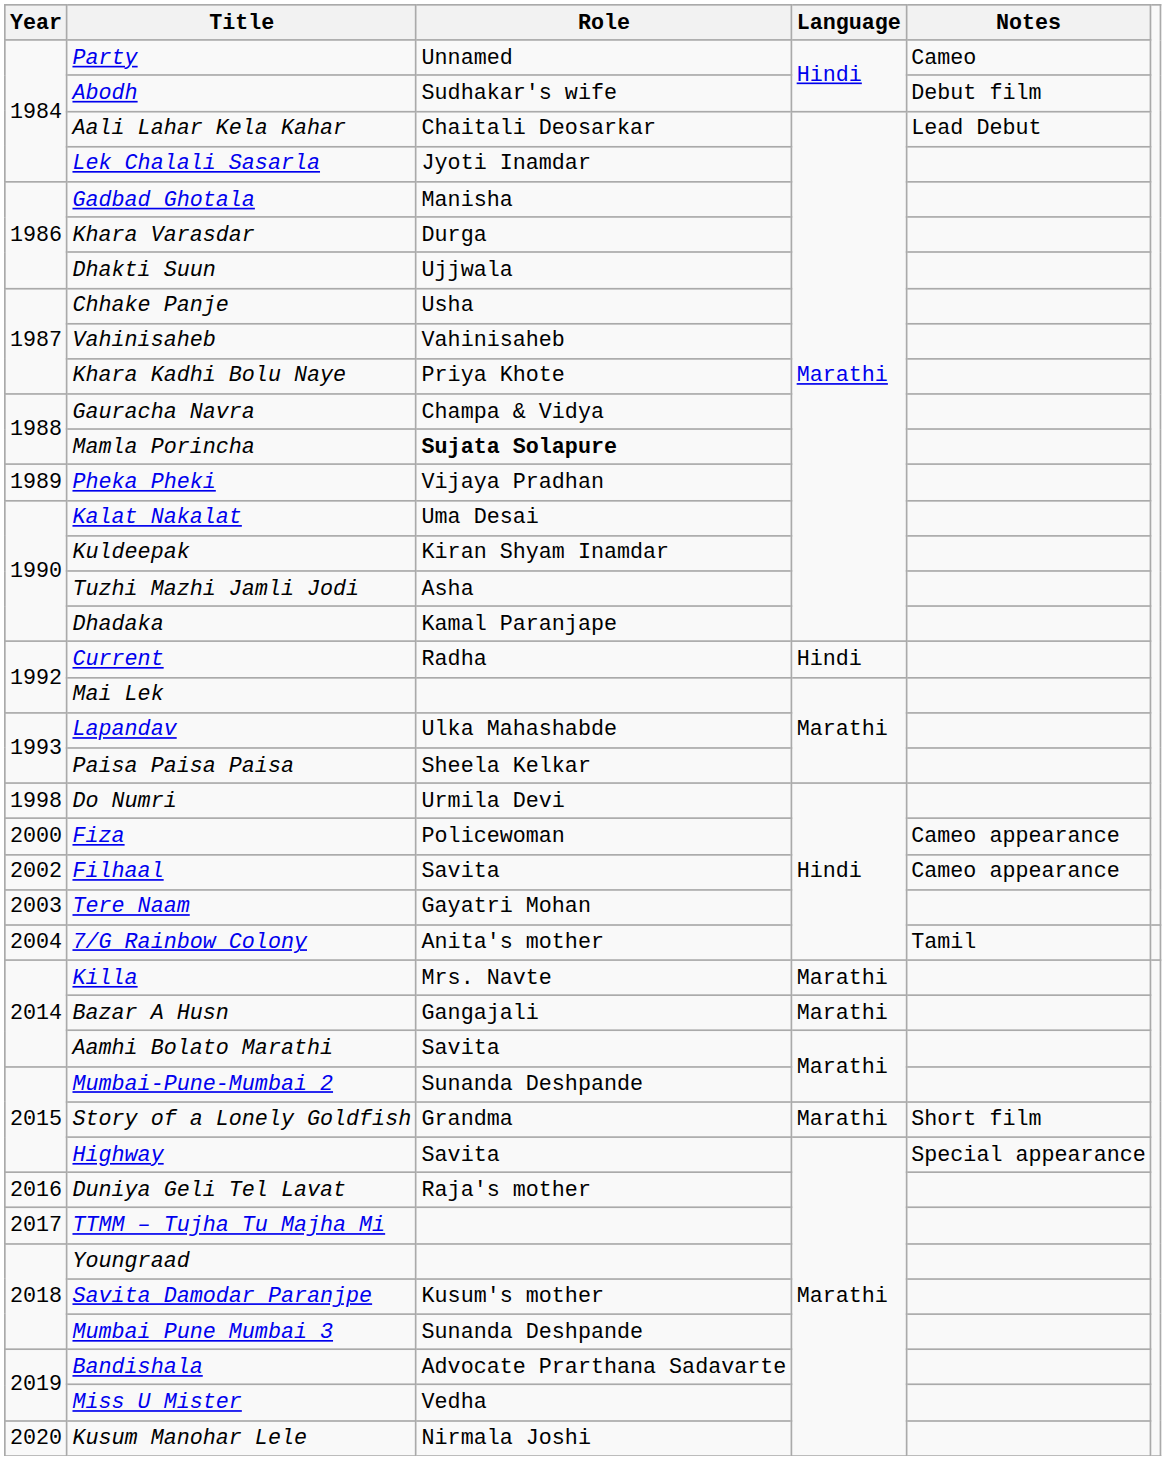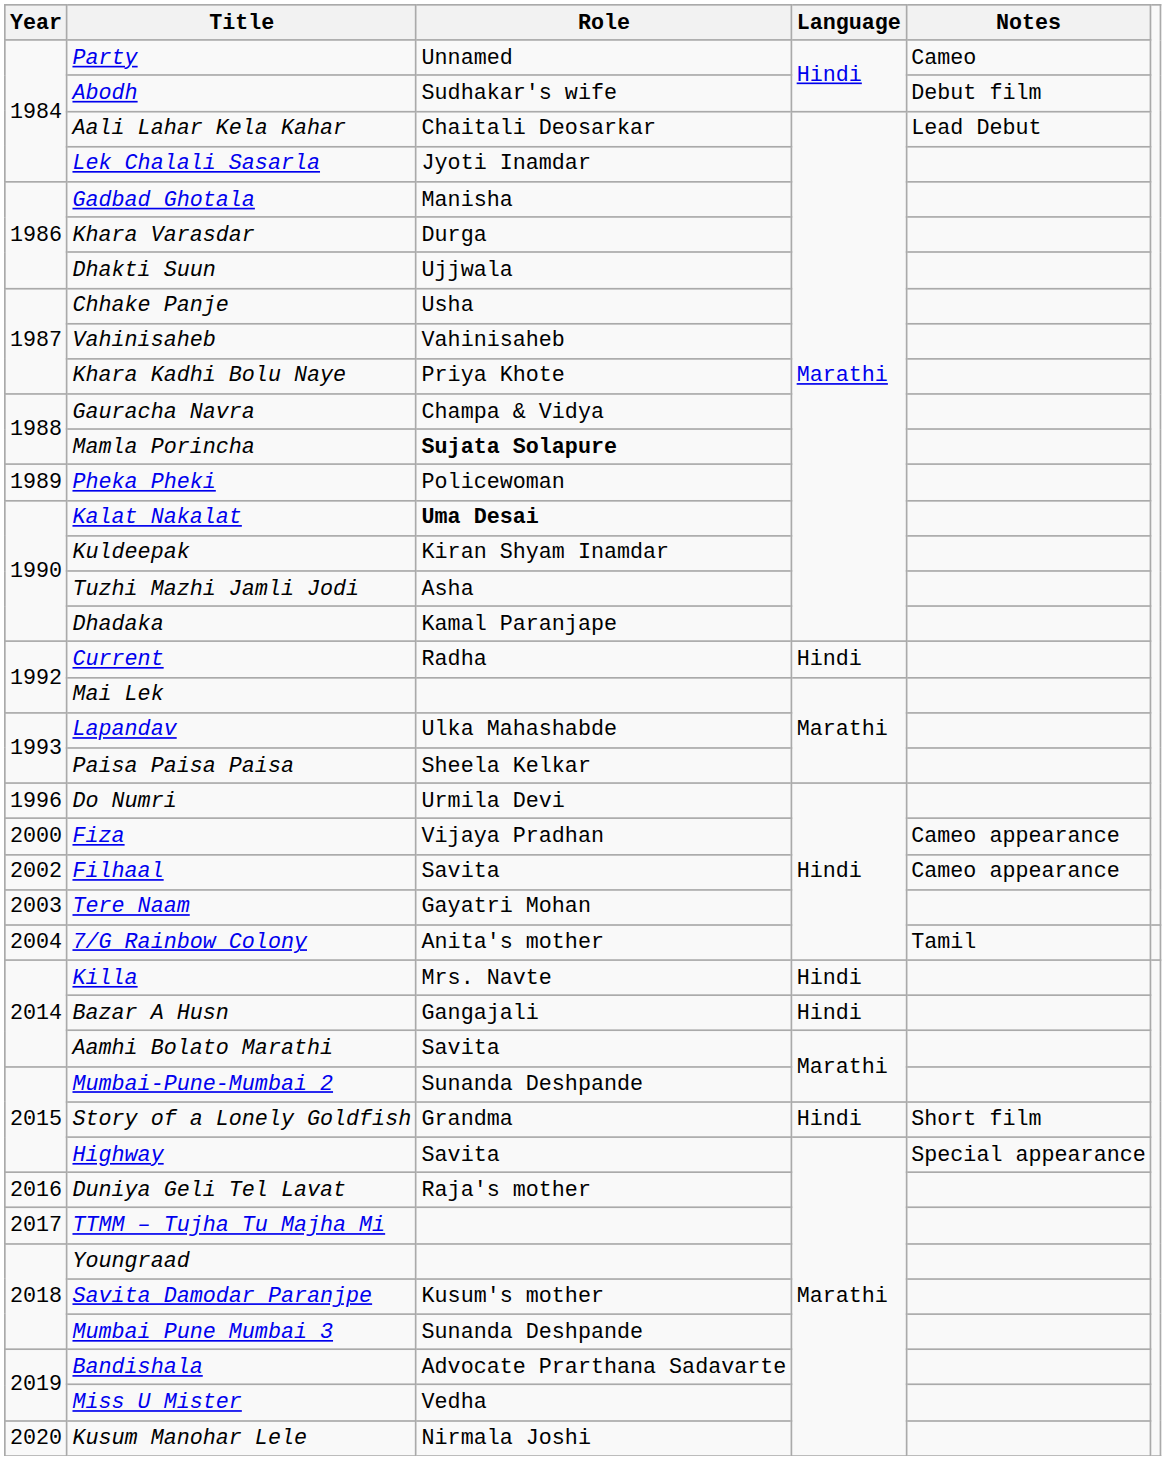(513, 483) Vijaya Pradhan -> (493, 483) Policewoman
(480, 518) normal -> (480, 518) bold
(36, 801) 1998 -> (36, 801) 1996
(493, 836) Policewoman -> (513, 836) Vijaya Pradhan
(842, 978) Marathi -> (829, 978) Hindi
(842, 1013) Marathi -> (829, 1013) Hindi
(842, 1119) Marathi -> (829, 1119) Hindi
